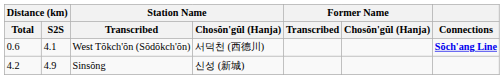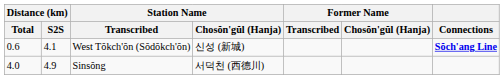(230, 47) 서덕천 (西德川) -> (220, 47) 신성 (新城)
(13, 66) 4.2 -> (13, 66) 4.0
(220, 66) 신성 (新城) -> (230, 66) 서덕천 (西德川)
